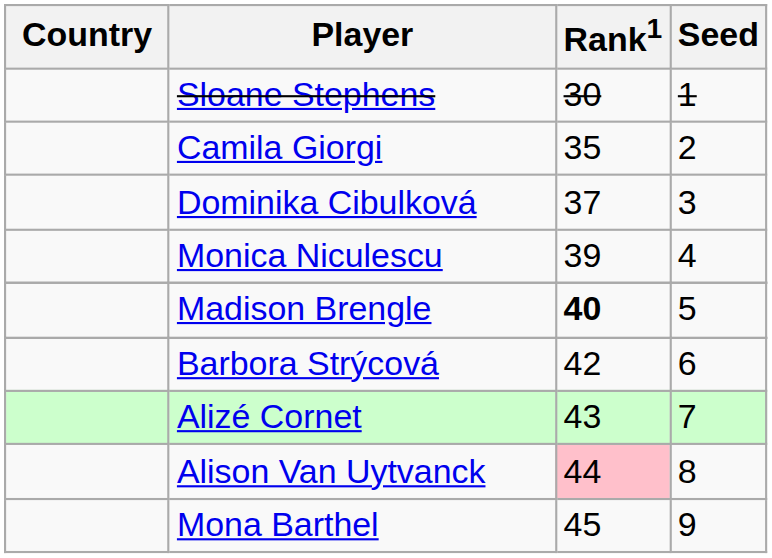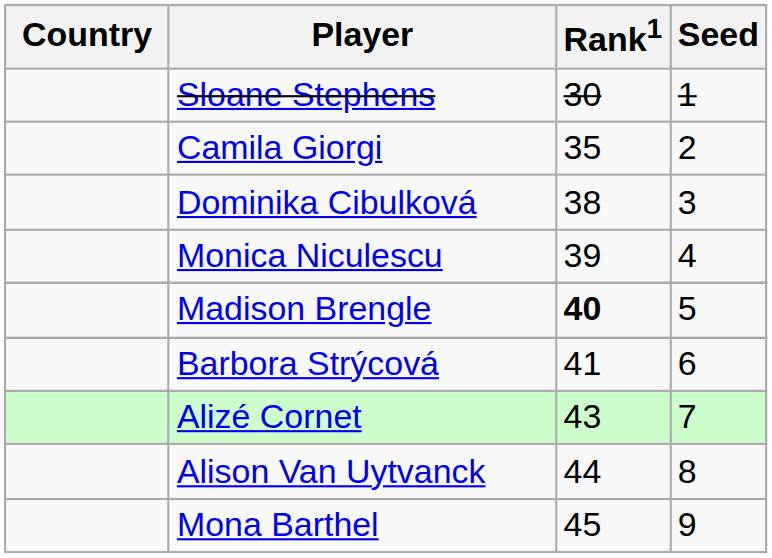(582, 201) 37 -> (582, 201) 38
(582, 363) 42 -> (582, 363) 41
(582, 470) pink background -> (582, 470) no background
